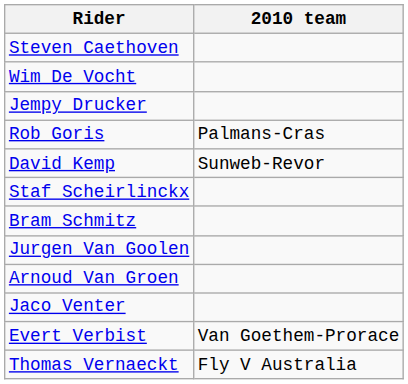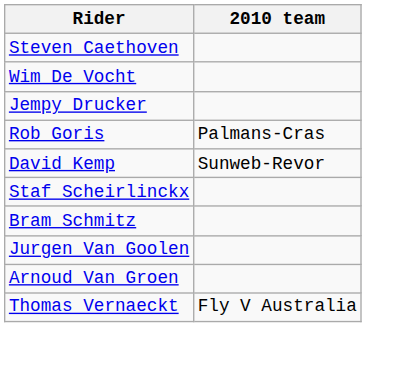- row: (67, 307)
- row: (78, 336)
